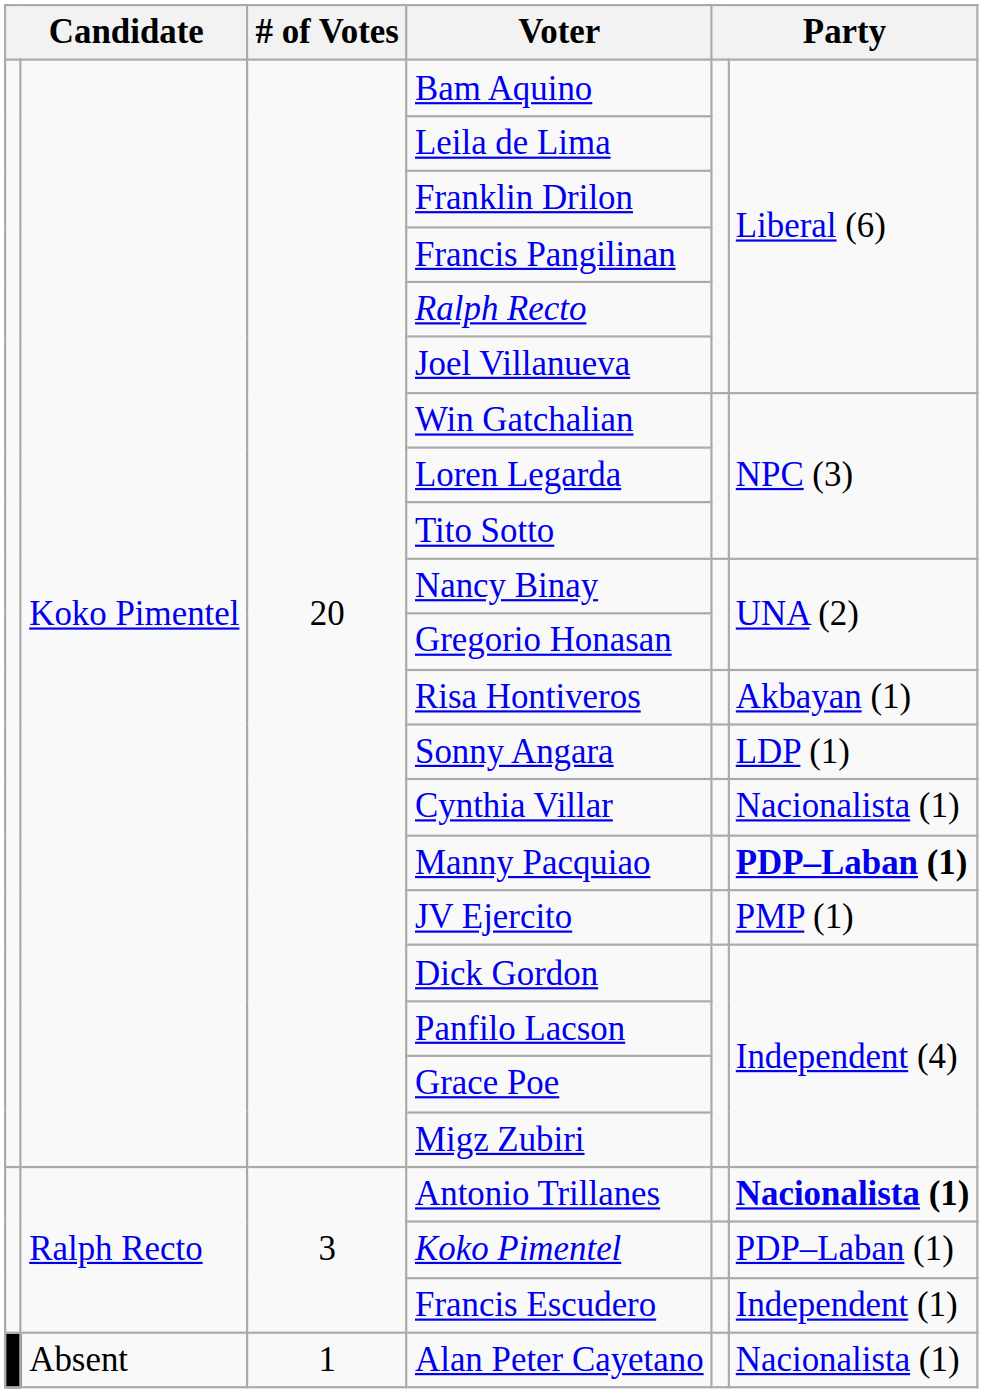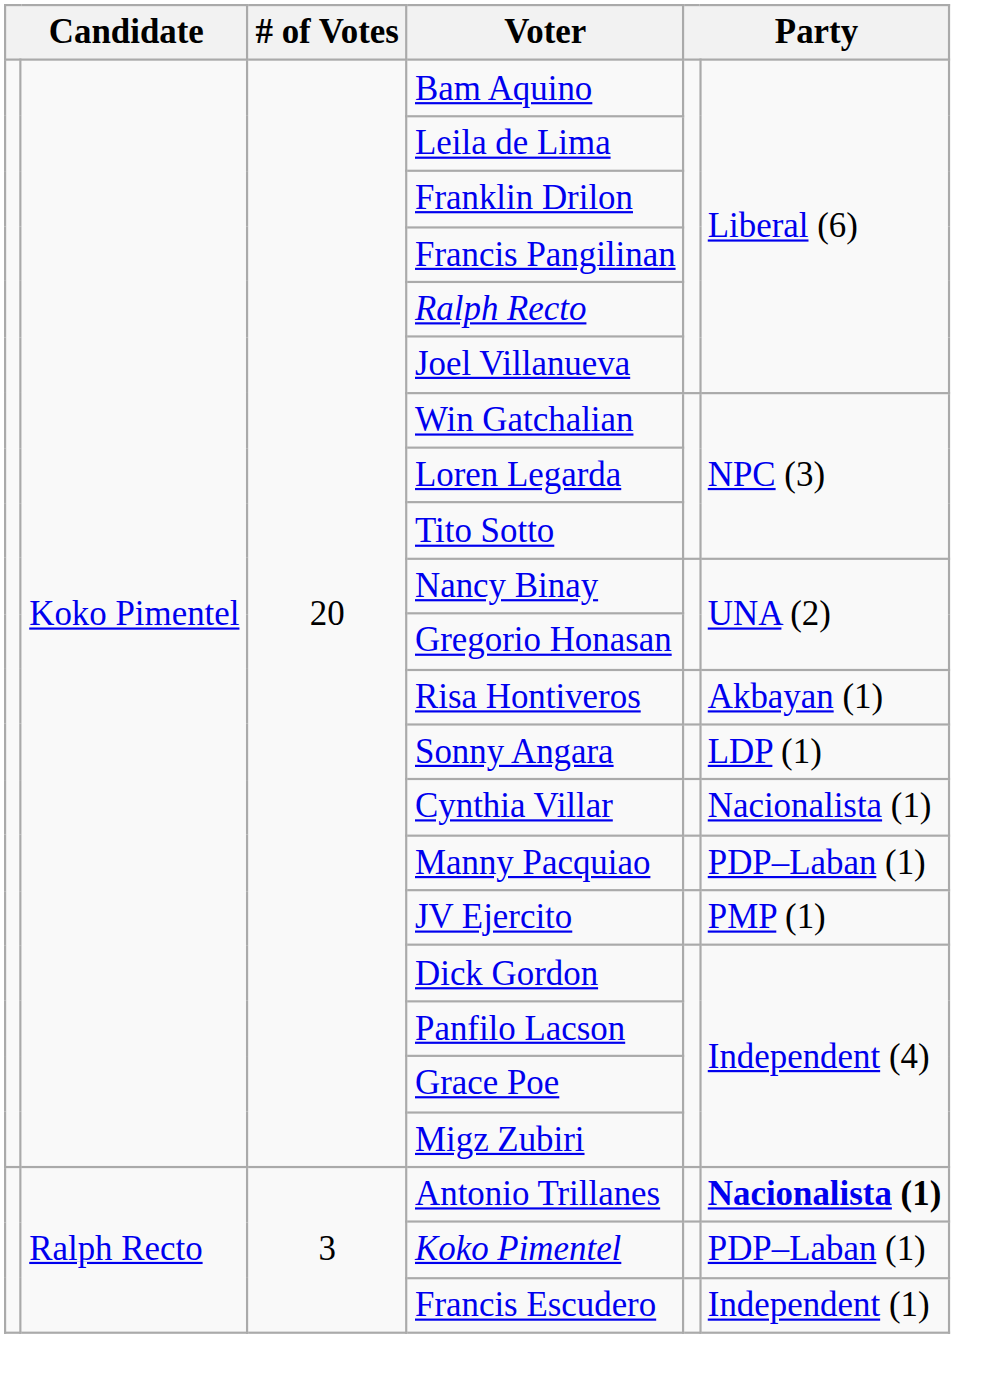(852, 861) bold -> (817, 861) normal
- row: (559, 1359)
